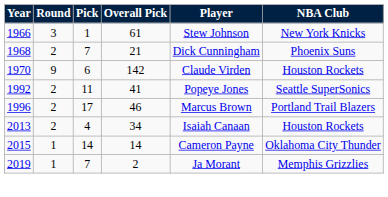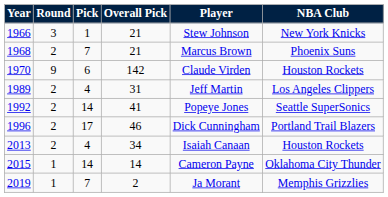(135, 32) 61 -> (135, 32) 21
(216, 51) Dick Cunningham -> (216, 51) Marcus Brown
+ row: (19, 88)
(87, 88) 11 -> (87, 107) 14
(216, 107) Marcus Brown -> (216, 126) Dick Cunningham
